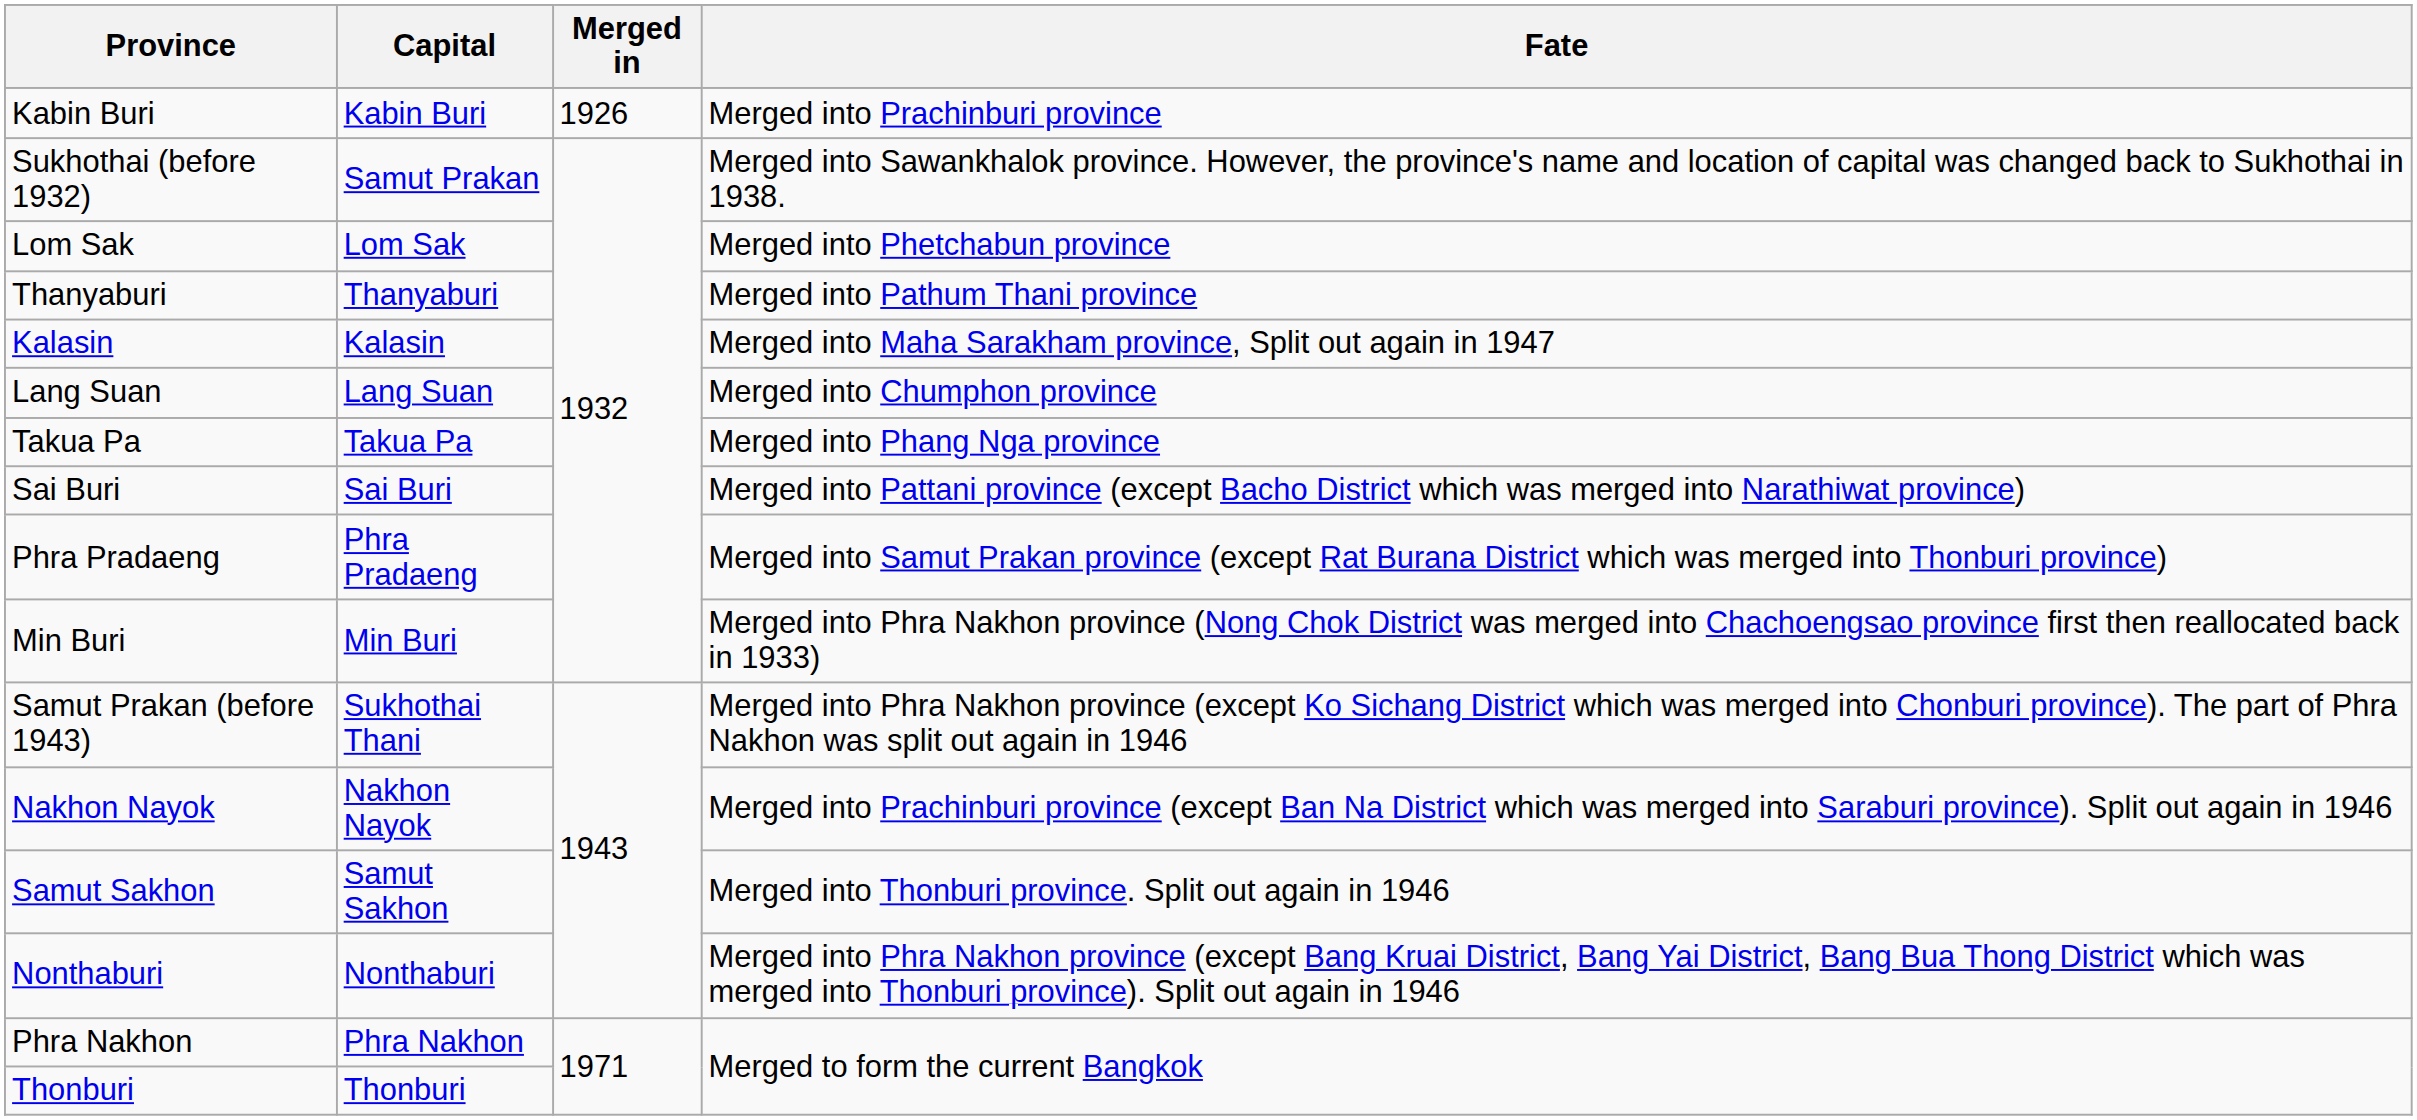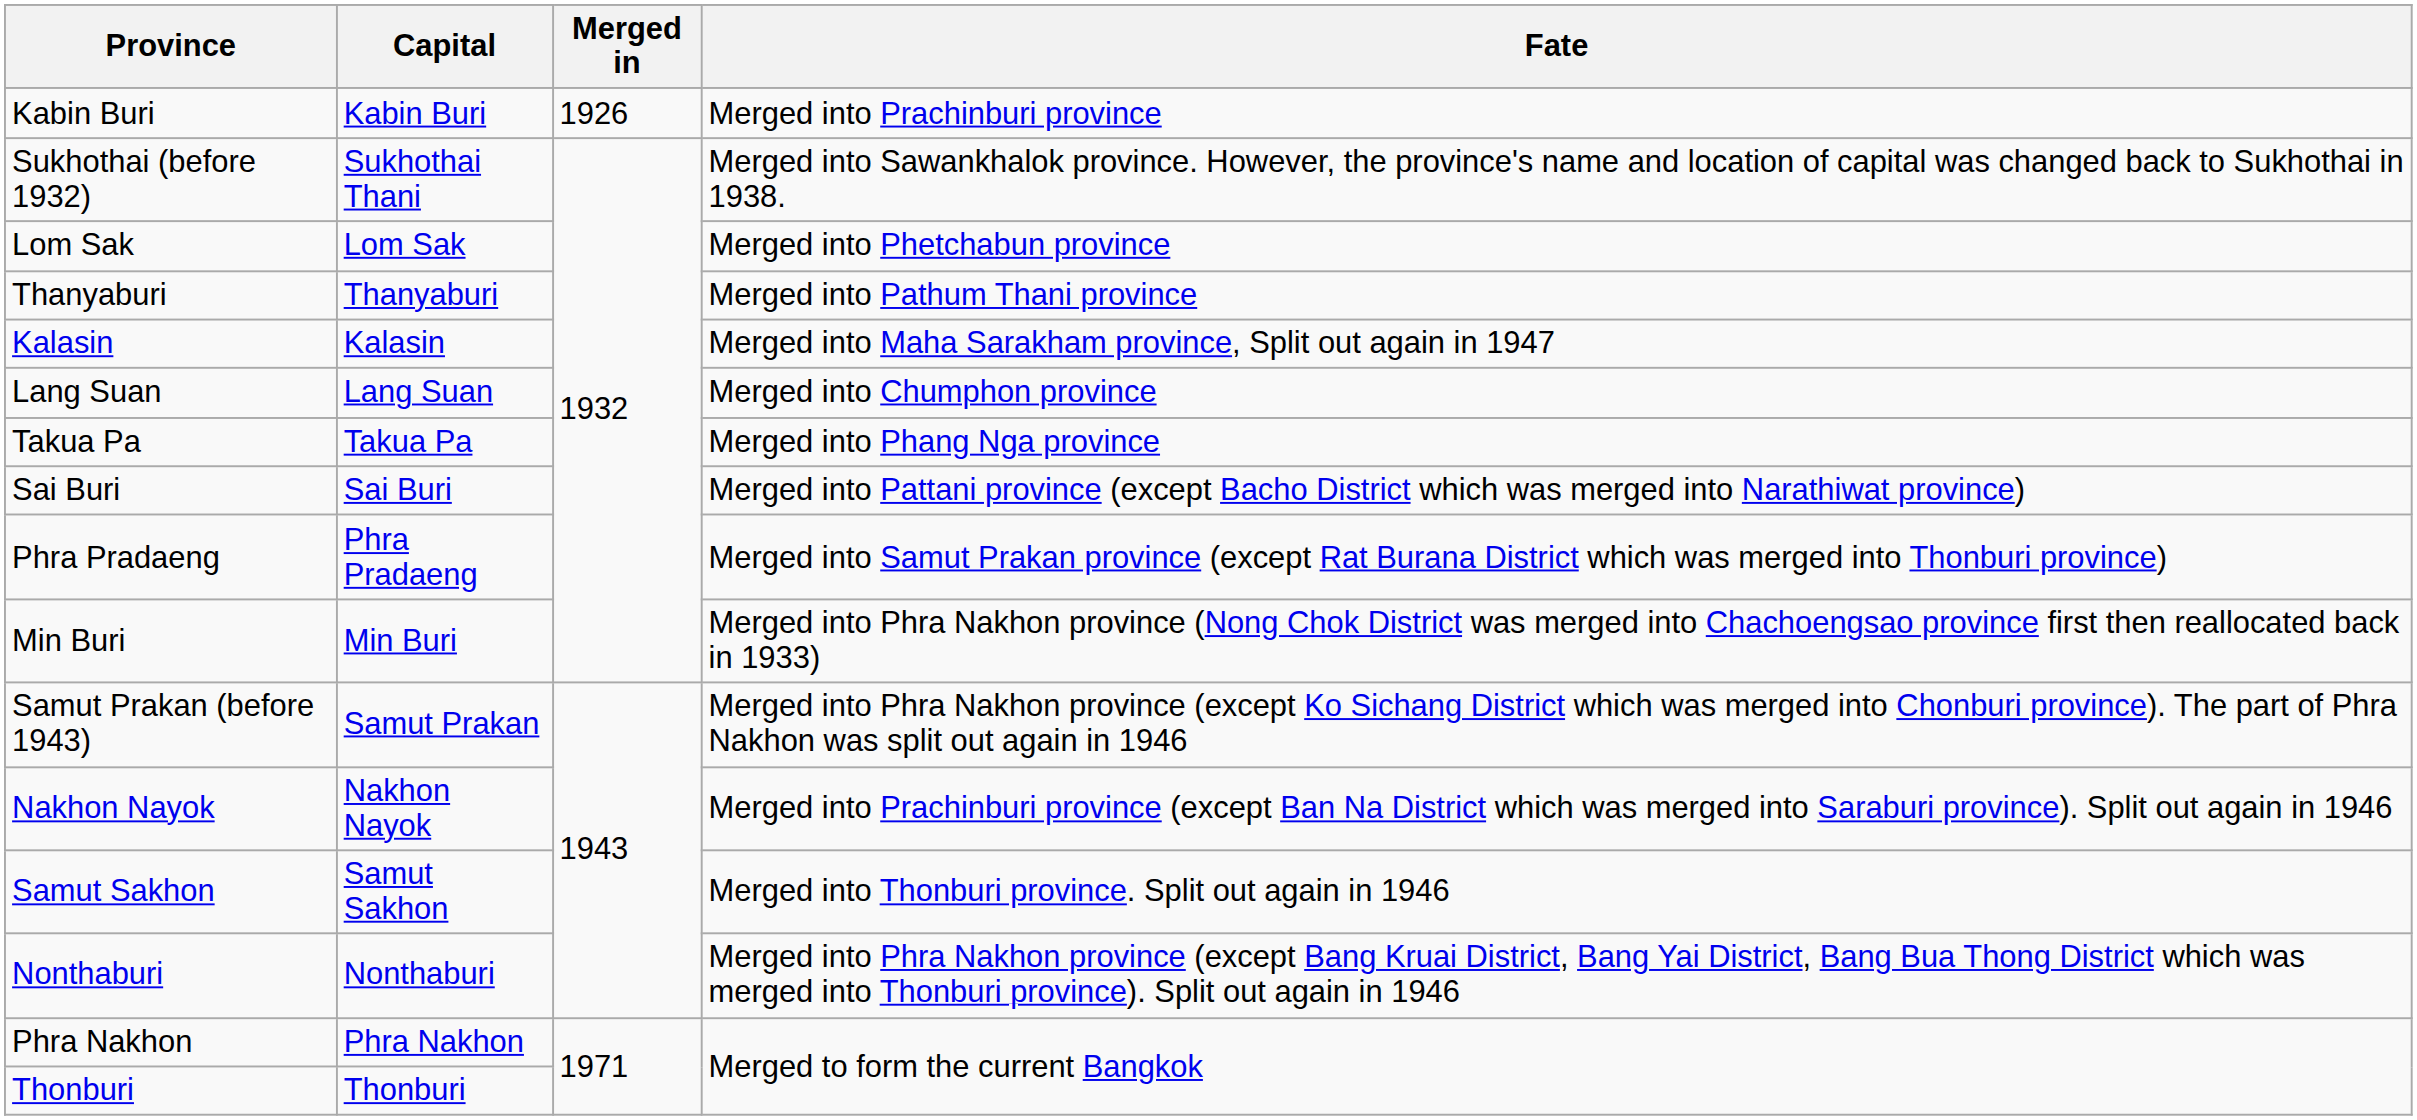(442, 179) Samut Prakan -> (412, 179) Sukhothai Thani
(412, 724) Sukhothai Thani -> (442, 724) Samut Prakan
